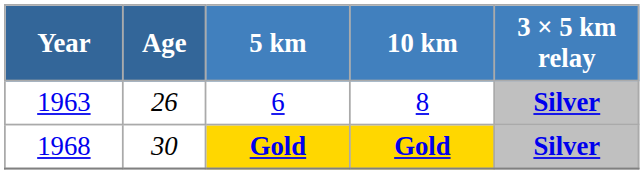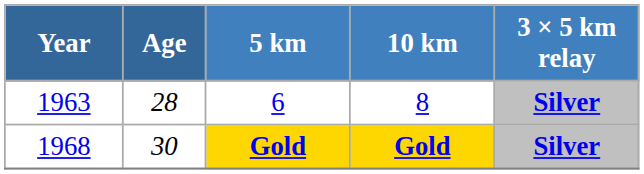(164, 102) 26 -> (164, 102) 28
